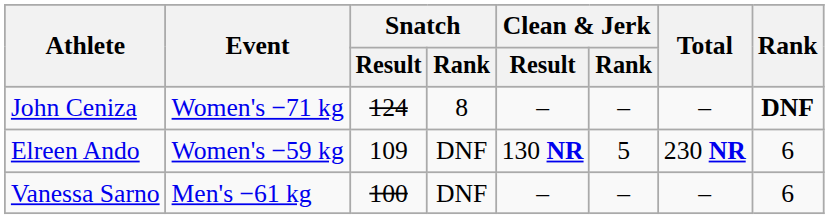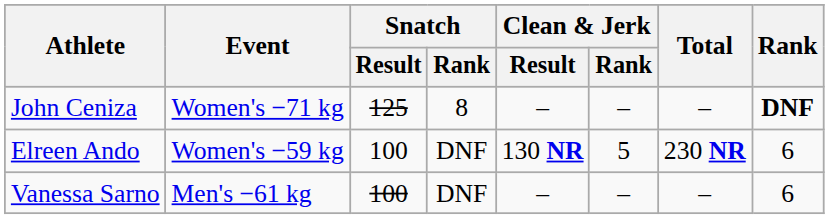(389, 108) 124 -> (389, 108) 125
(389, 150) 109 -> (389, 150) 100
